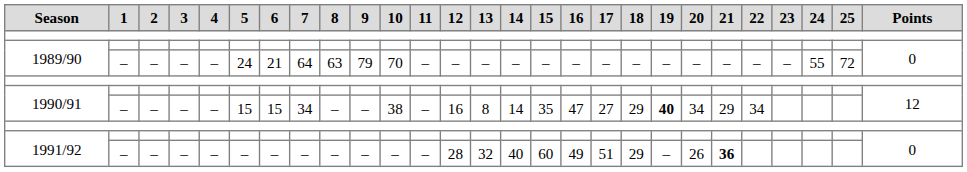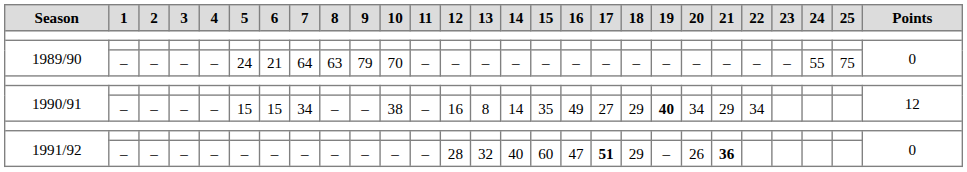(847, 63) 72 -> (847, 63) 75
(576, 108) 47 -> (576, 108) 49
(576, 153) 49 -> (576, 153) 47
(606, 153) normal -> (606, 153) bold
